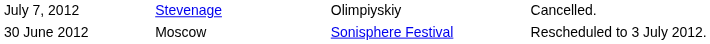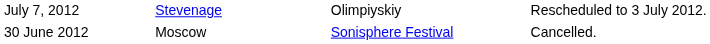(564, 10) Cancelled. -> (619, 10) Rescheduled to 3 July 2012.
(619, 32) Rescheduled to 3 July 2012. -> (564, 32) Cancelled.
